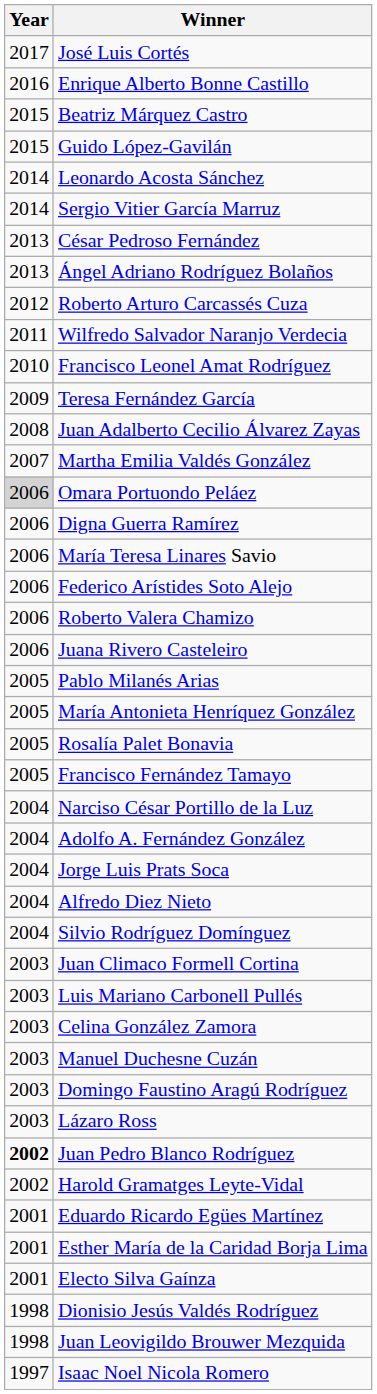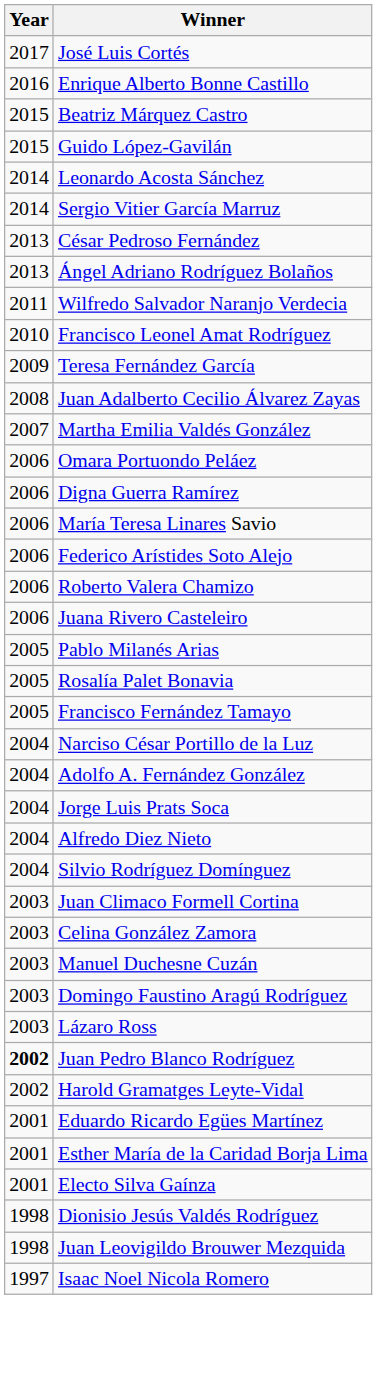- row: (183, 303)
(29, 492) lightgrey background -> (29, 460) no background
- row: (206, 712)
- row: (180, 995)
